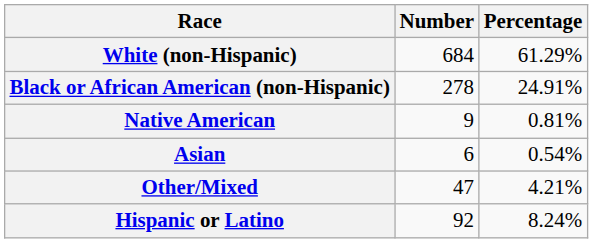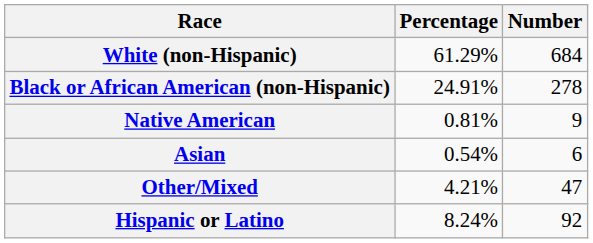columns swapped: (437, 21) <-> (533, 21)
